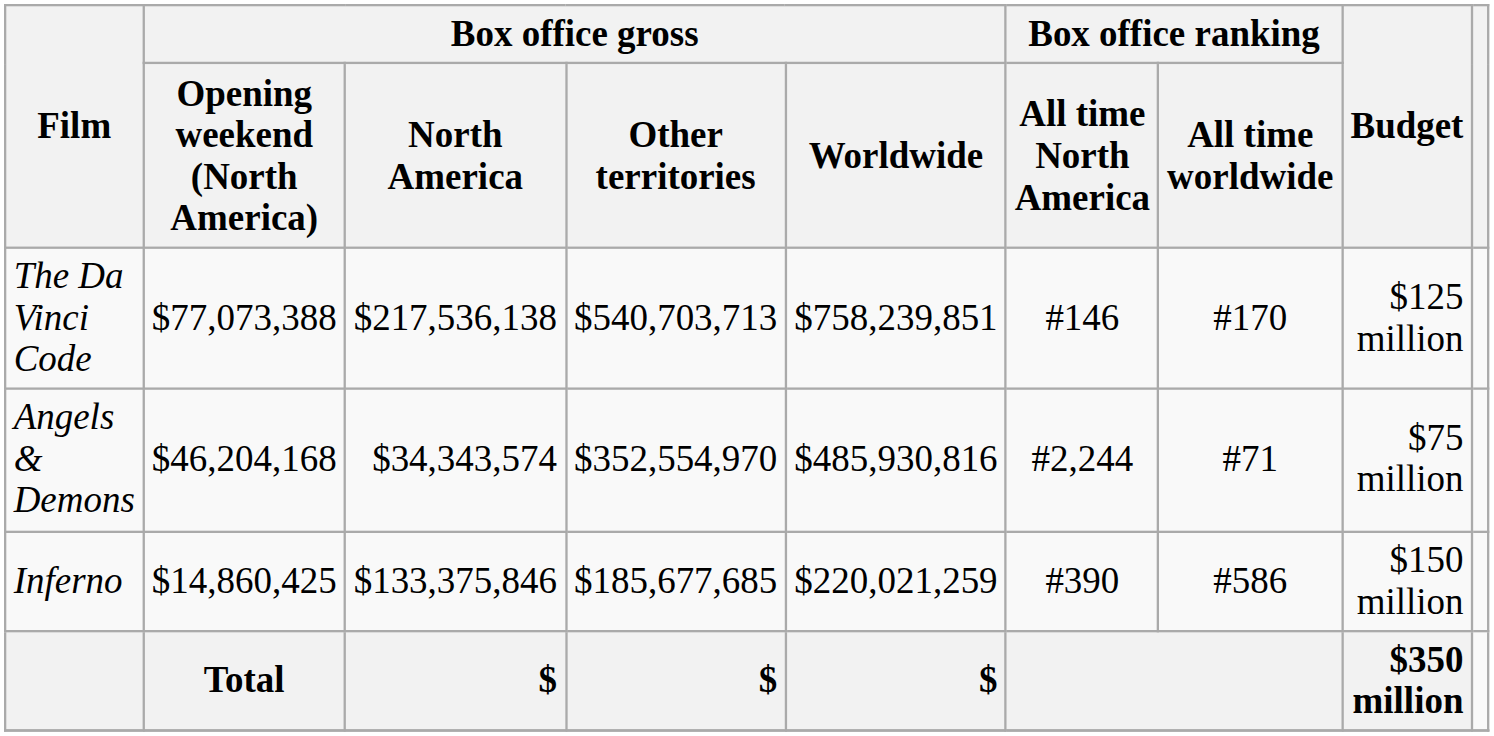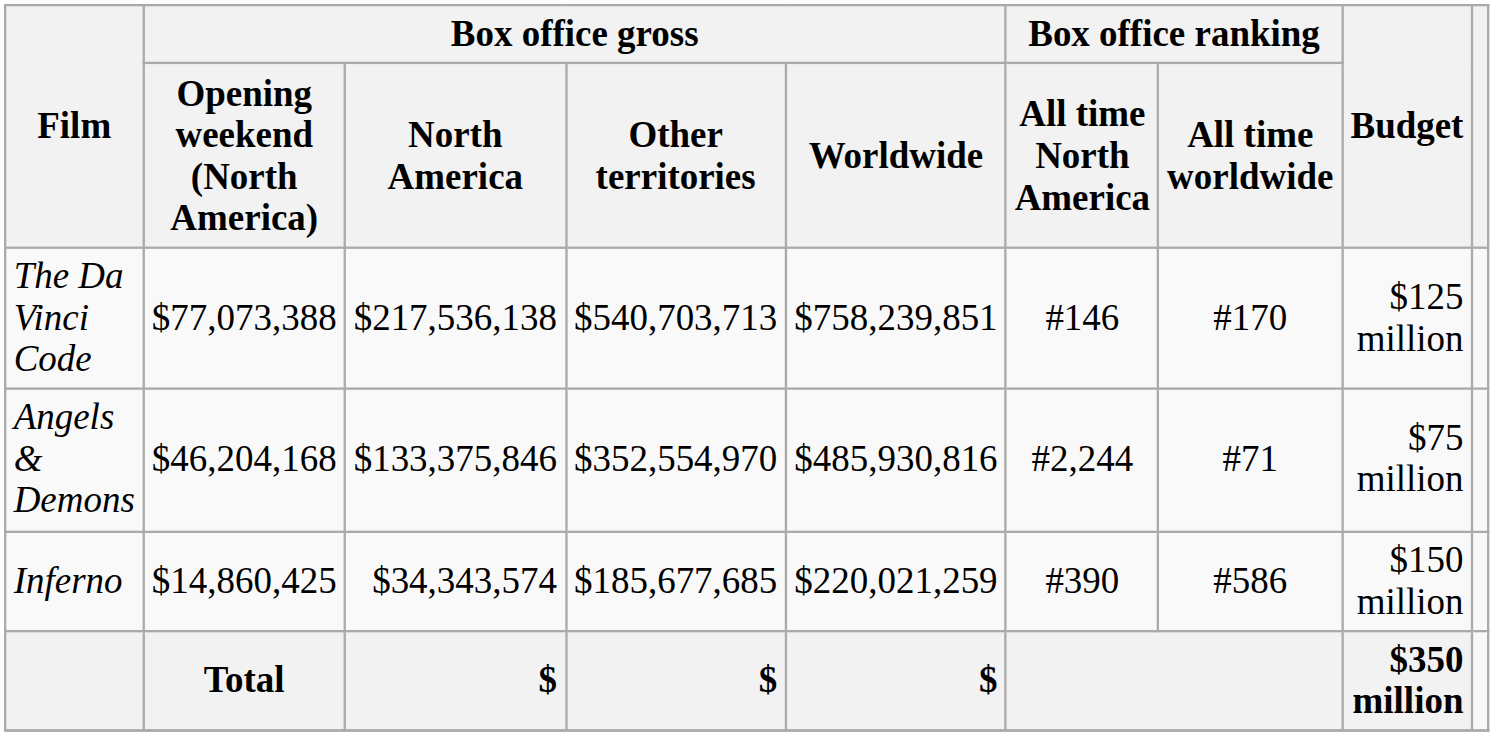(465, 459) $34,343,574 -> (455, 459) $133,375,846
(455, 580) $133,375,846 -> (465, 580) $34,343,574
